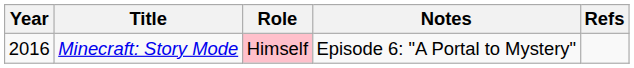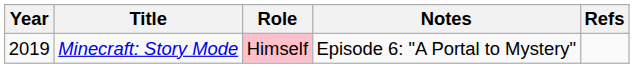(29, 48) 2016 -> (29, 48) 2019
